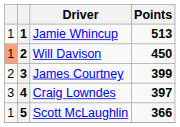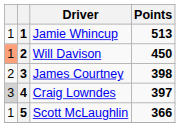(162, 74) 399 -> (162, 74) 398
(11, 93) no background -> (11, 93) lightgrey background
